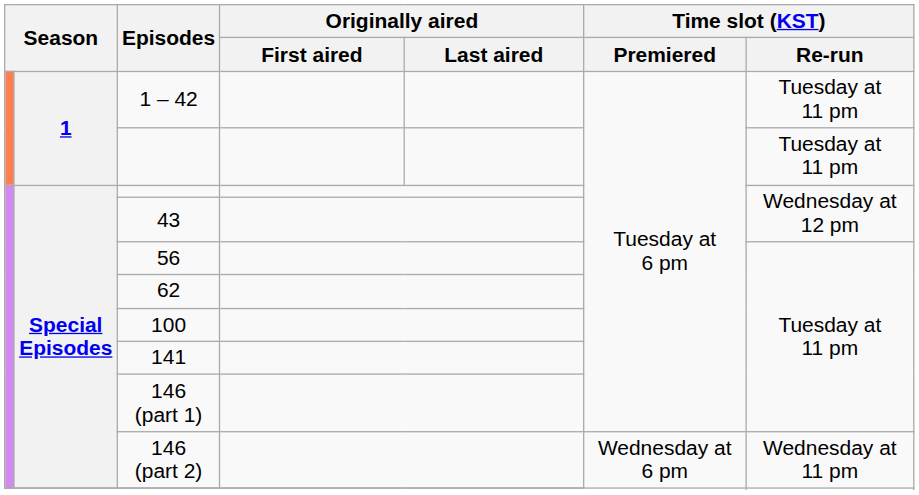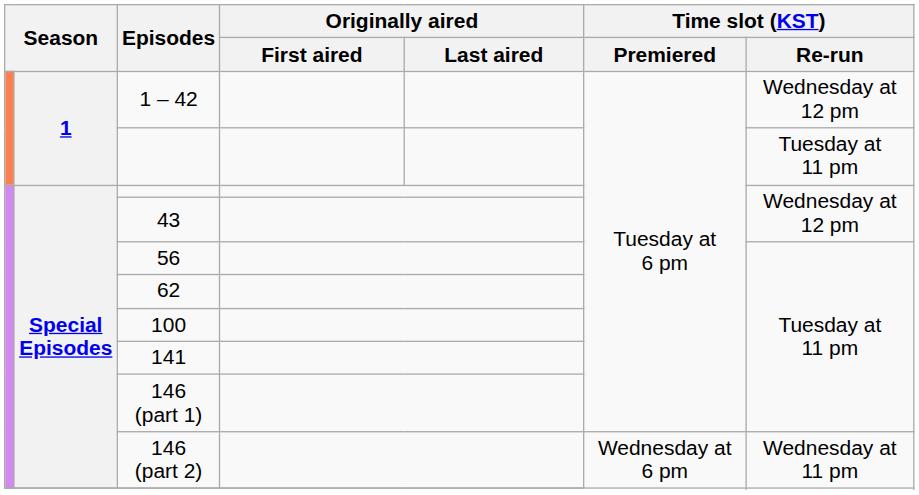(830, 99) Tuesday at 11 pm -> (830, 99) Wednesday at 12 pm
